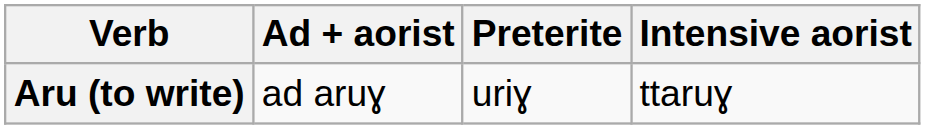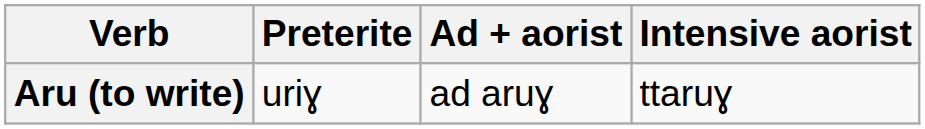columns swapped: (547, 33) <-> (358, 33)
